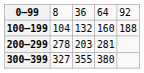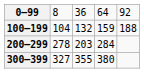(106, 28) 160 -> (106, 28) 159
(106, 44) 281 -> (106, 44) 284
